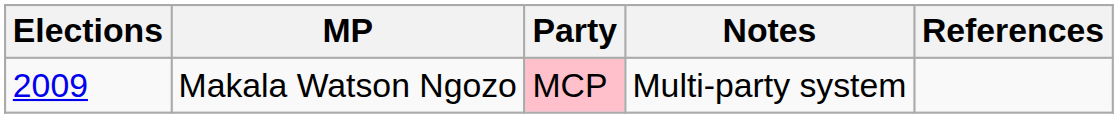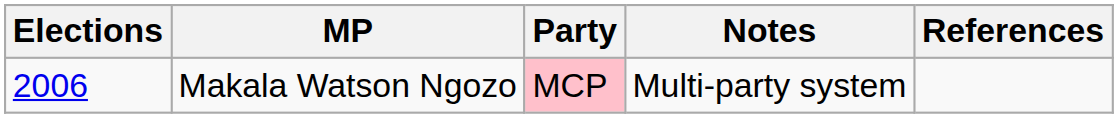(50, 84) 2009 -> (50, 84) 2006
